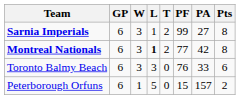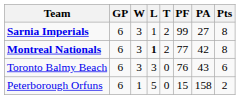(203, 67) 33 -> (203, 67) 43
(203, 85) 157 -> (203, 85) 158
